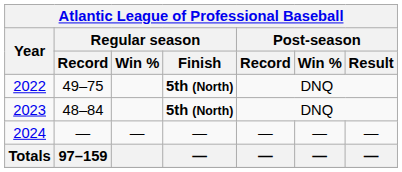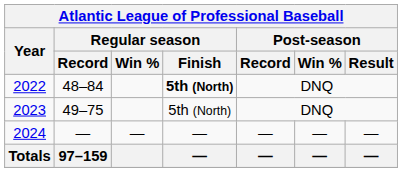(83, 86) 49–75 -> (83, 86) 48–84
(83, 110) 48–84 -> (83, 110) 49–75
(200, 110) bold -> (200, 110) normal
